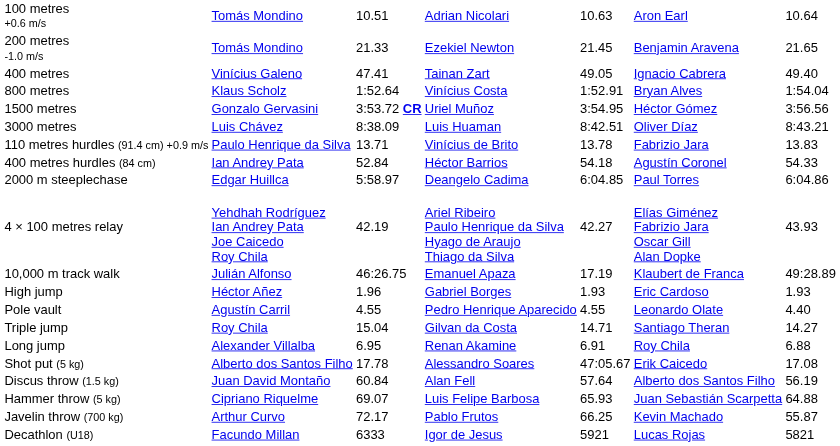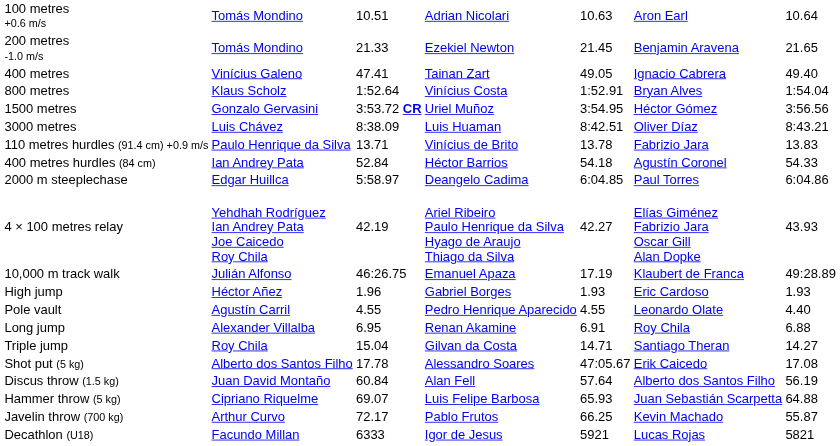rows swapped: (35, 345) <-> (36, 327)
